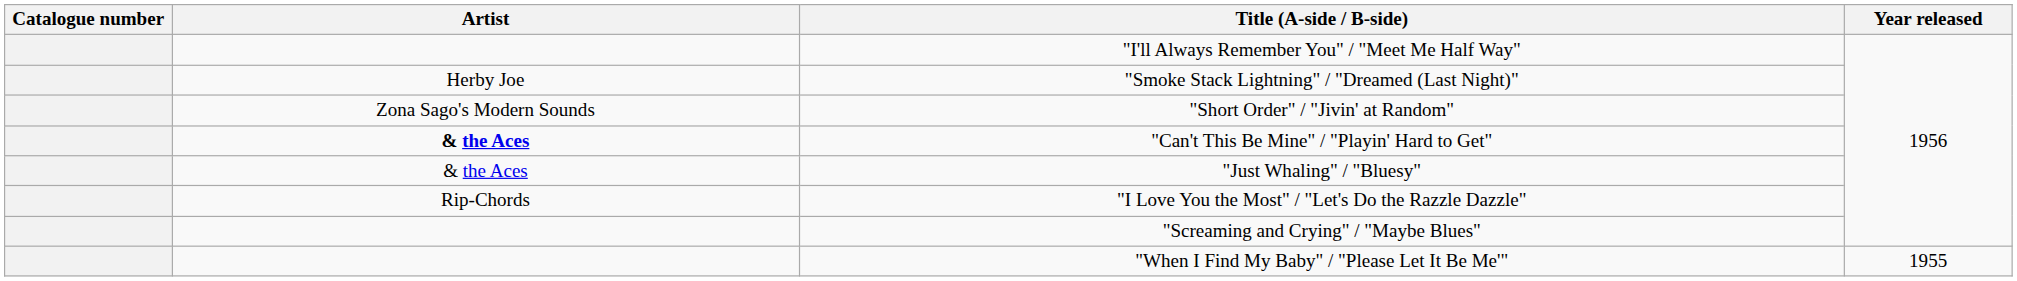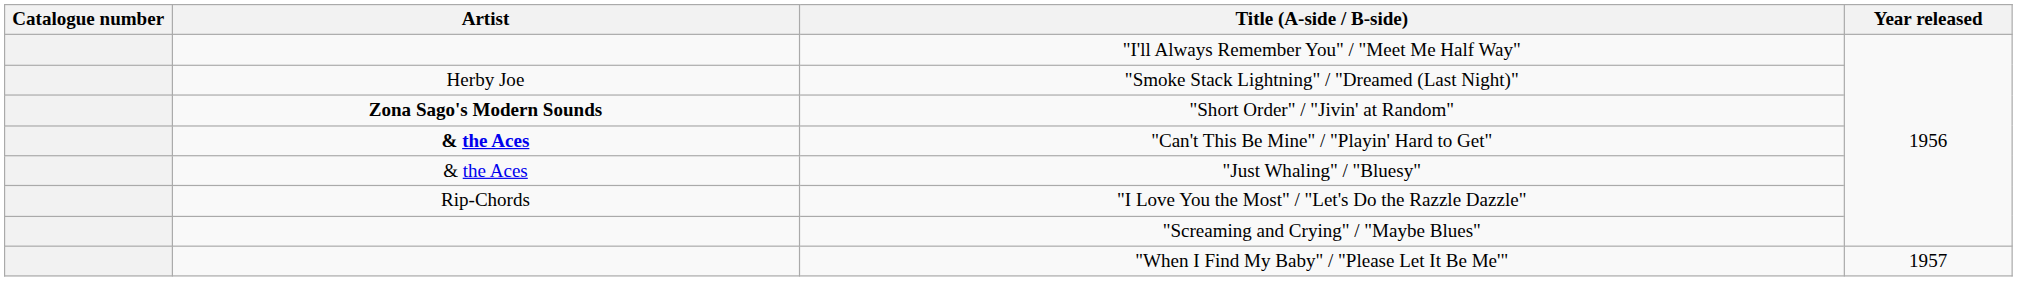(485, 110) normal -> (485, 110) bold
(1928, 261) 1955 -> (1928, 261) 1957
